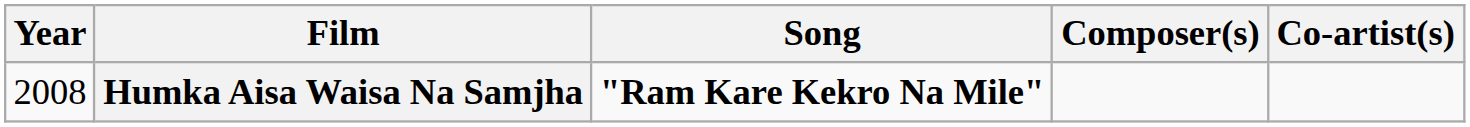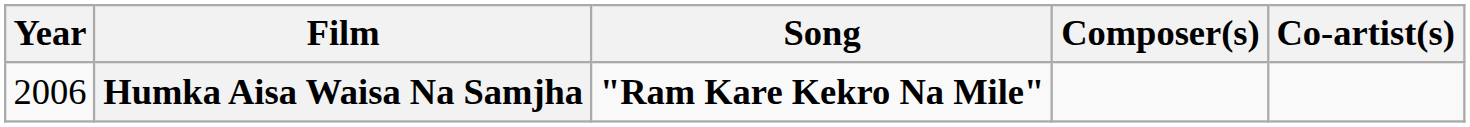(50, 91) 2008 -> (50, 91) 2006
